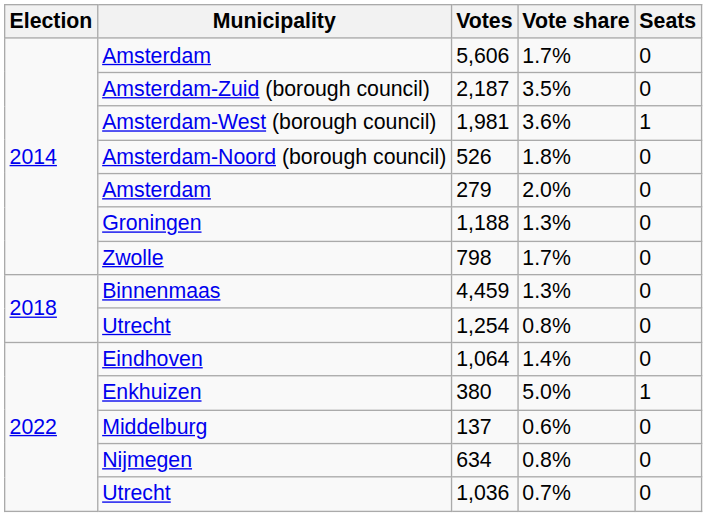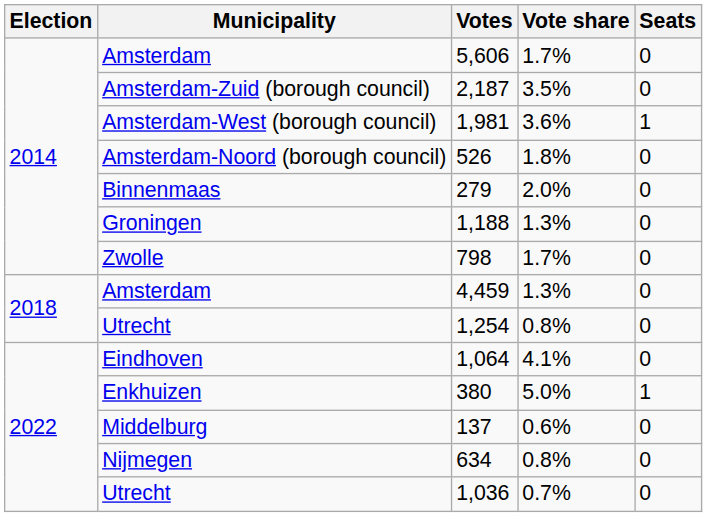(157, 190) Amsterdam -> (161, 190) Binnenmaas
(161, 291) Binnenmaas -> (157, 291) Amsterdam
(547, 358) 1.4% -> (547, 358) 4.1%
